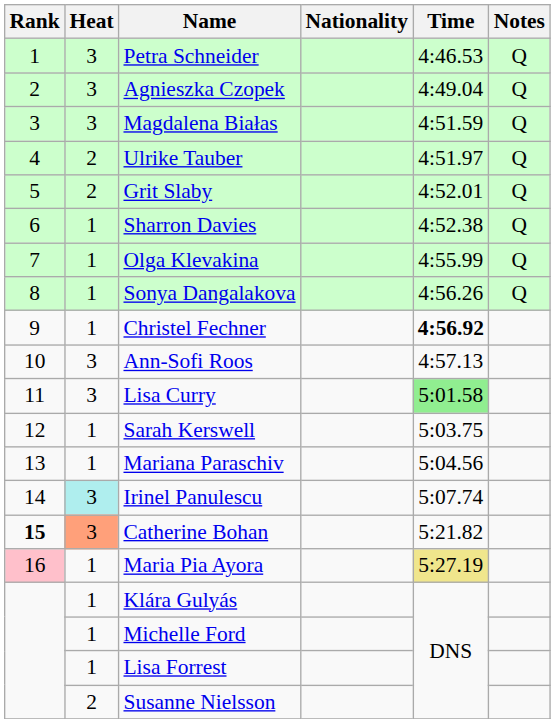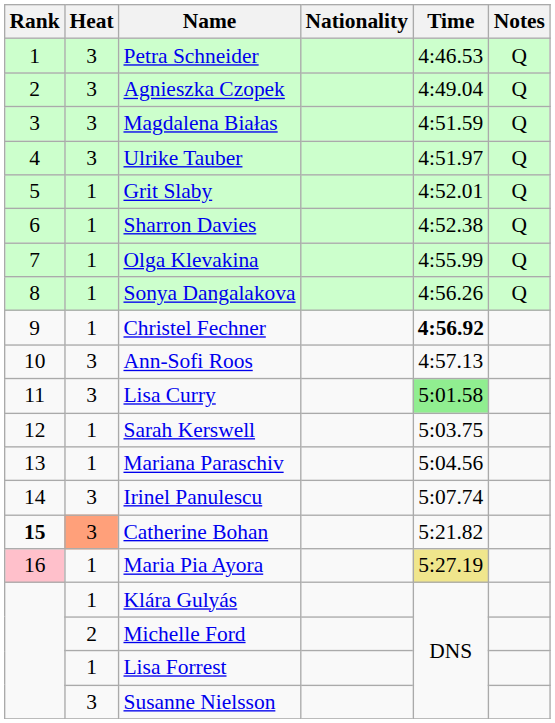(92, 157) 2 -> (92, 157) 3
(92, 191) 2 -> (92, 191) 1
(92, 497) paleturquoise background -> (92, 497) no background
(92, 633) 1 -> (92, 633) 2
(92, 701) 2 -> (92, 701) 3
